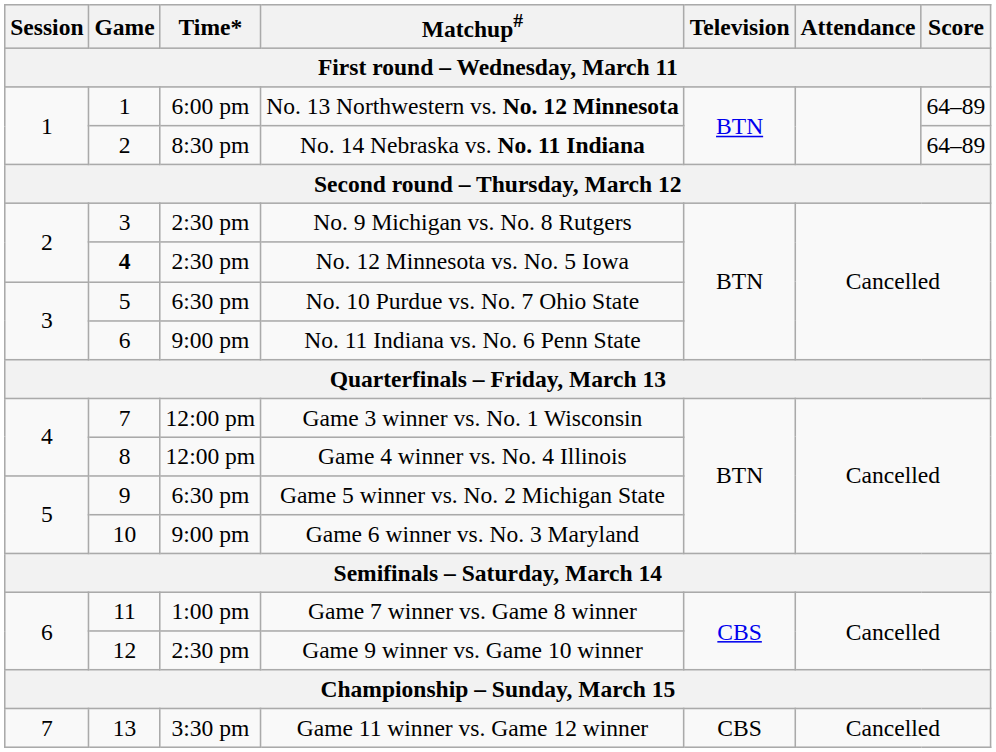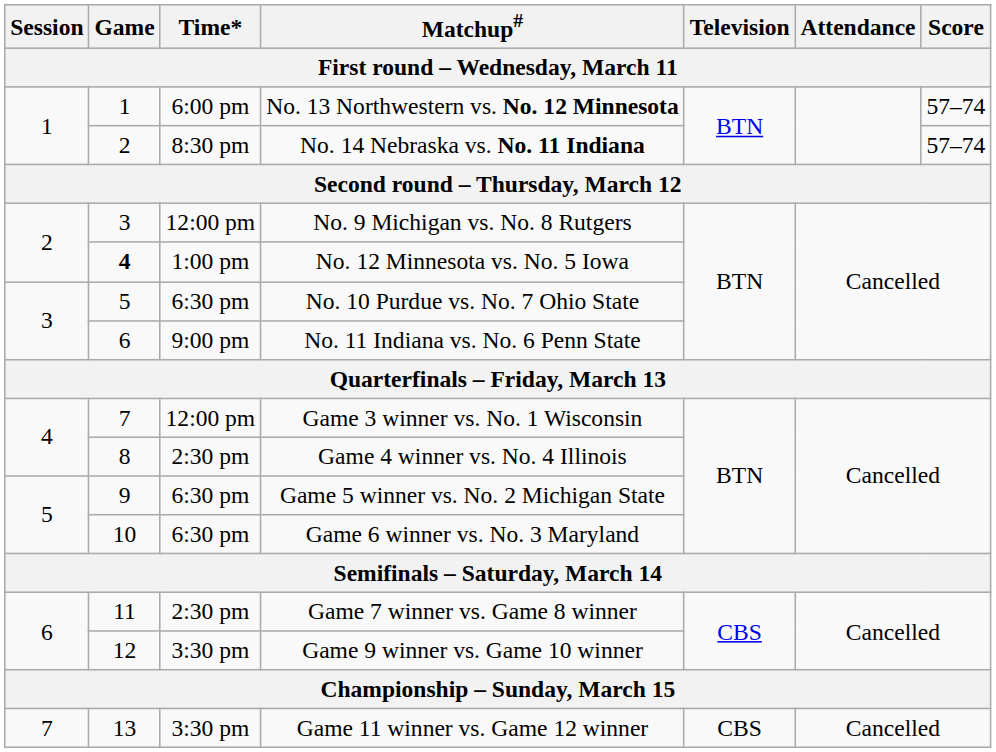(956, 106) 64–89 -> (956, 106) 57–74
(956, 145) 64–89 -> (956, 145) 57–74
(210, 223) 2:30 pm -> (210, 223) 12:00 pm
(210, 261) 2:30 pm -> (210, 261) 1:00 pm
(210, 456) 12:00 pm -> (210, 456) 2:30 pm
(210, 533) 9:00 pm -> (210, 533) 6:30 pm
(210, 611) 1:00 pm -> (210, 611) 2:30 pm
(210, 650) 2:30 pm -> (210, 650) 3:30 pm
